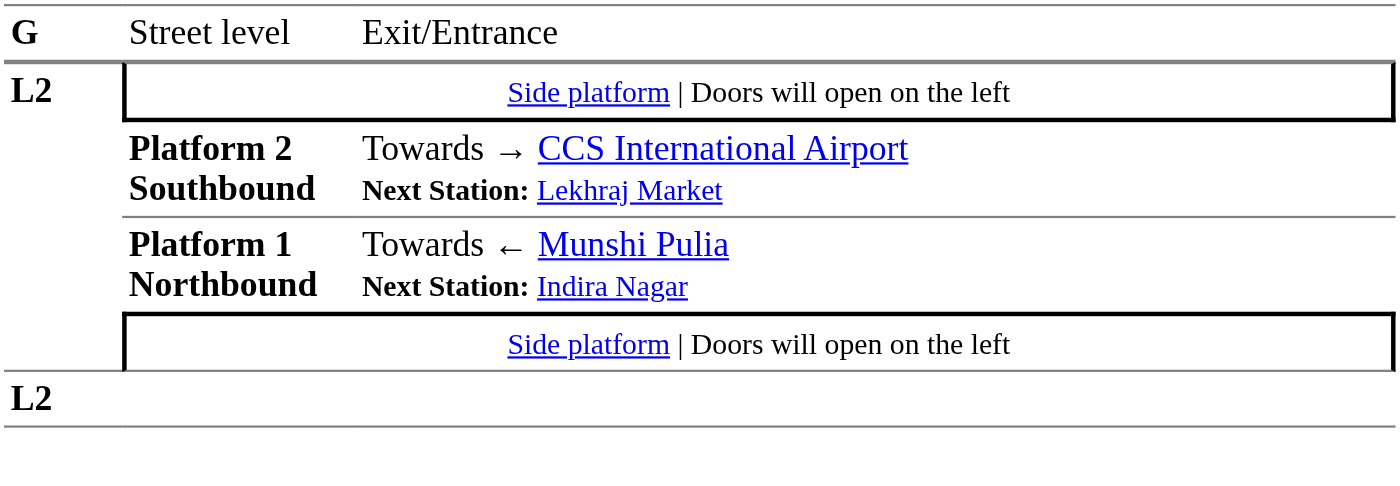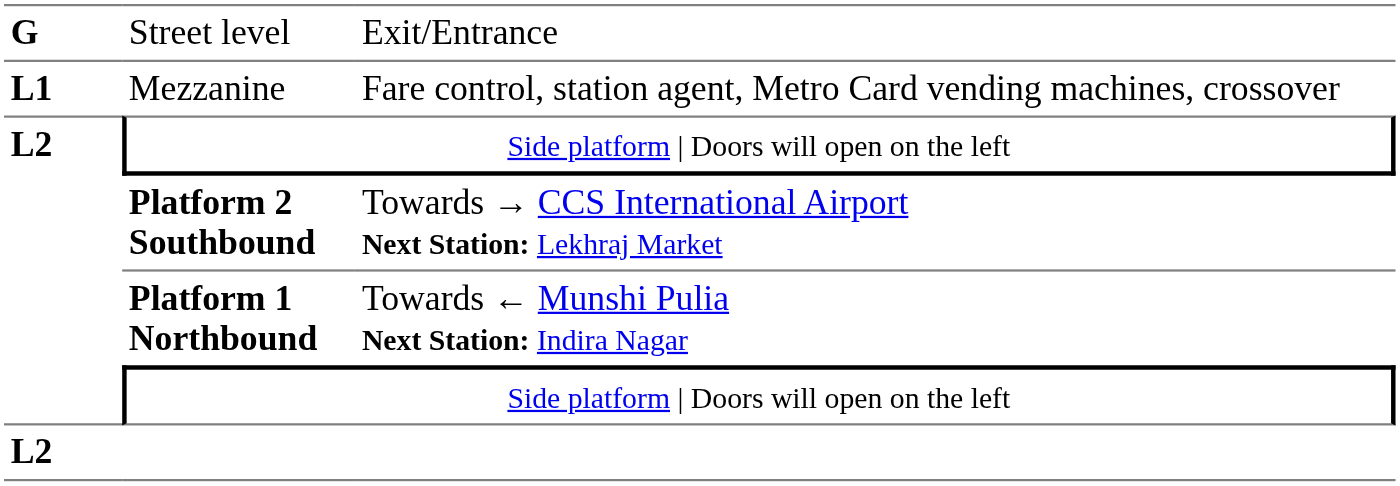+ row: (207, 88)
